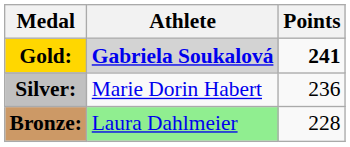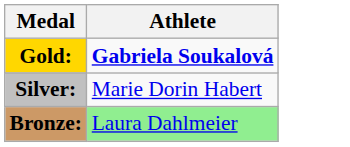- column: (312, 21)
(183, 55) lightgrey background -> (183, 55) no background
